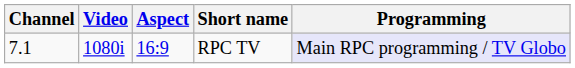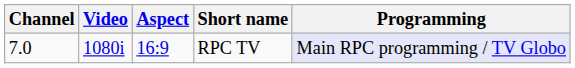(20, 47) 7.1 -> (20, 47) 7.0
